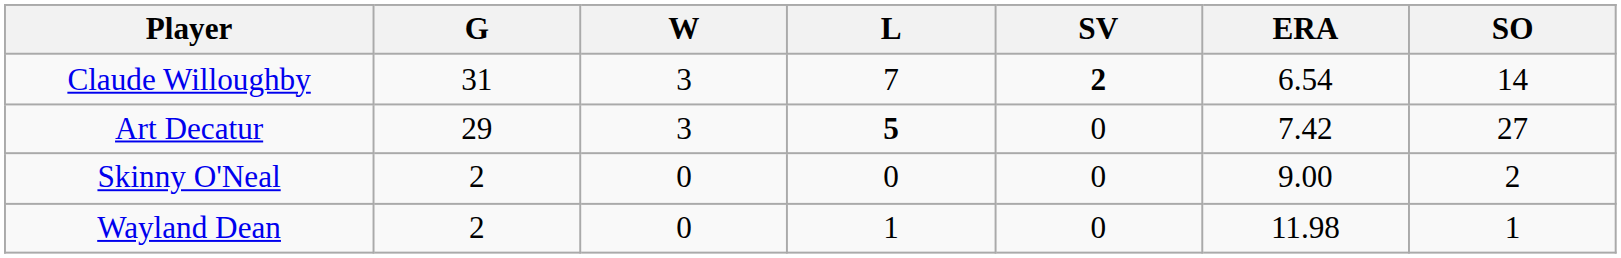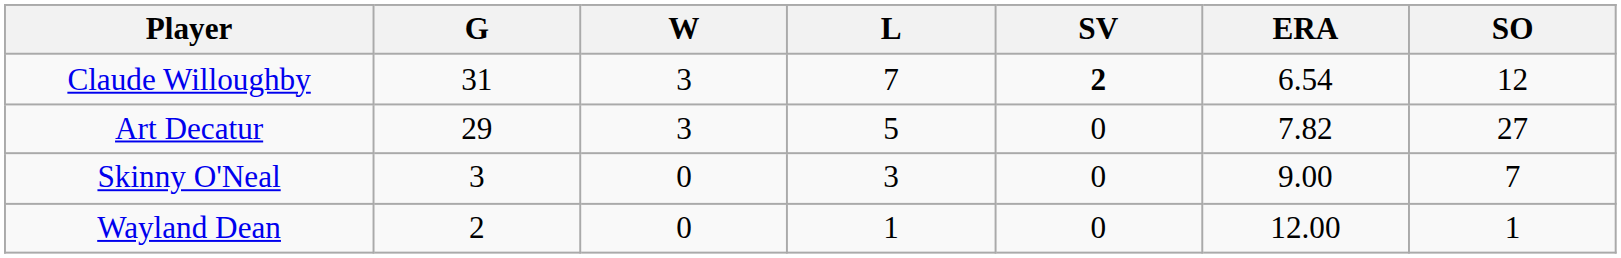(1513, 78) 14 -> (1513, 78) 12
(891, 128) bold -> (891, 128) normal
(1305, 128) 7.42 -> (1305, 128) 7.82
(477, 177) 2 -> (477, 177) 3
(891, 177) 0 -> (891, 177) 3
(1513, 177) 2 -> (1513, 177) 7
(1305, 227) 11.98 -> (1305, 227) 12.00
